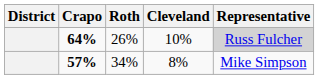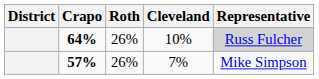(124, 62) 34% -> (124, 62) 26%
(178, 62) 8% -> (178, 62) 7%
